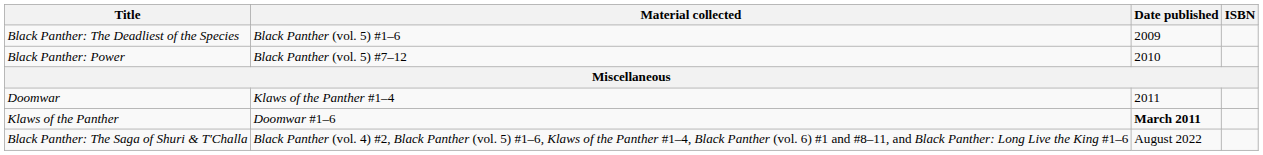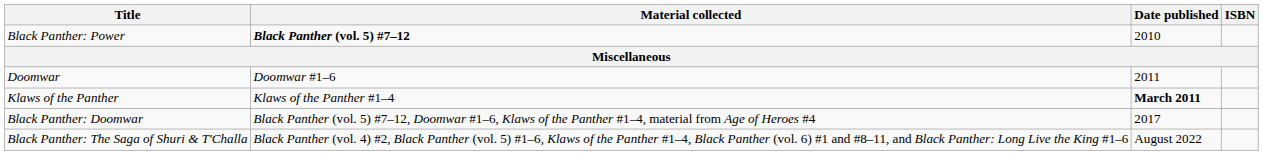- row: (123, 35)
(330, 56) normal -> (332, 35) bold
(324, 98) Klaws of the Panther #1–4 -> (295, 77) Doomwar #1–6
(295, 118) Doomwar #1–6 -> (324, 98) Klaws of the Panther #1–4
+ row: (75, 118)
